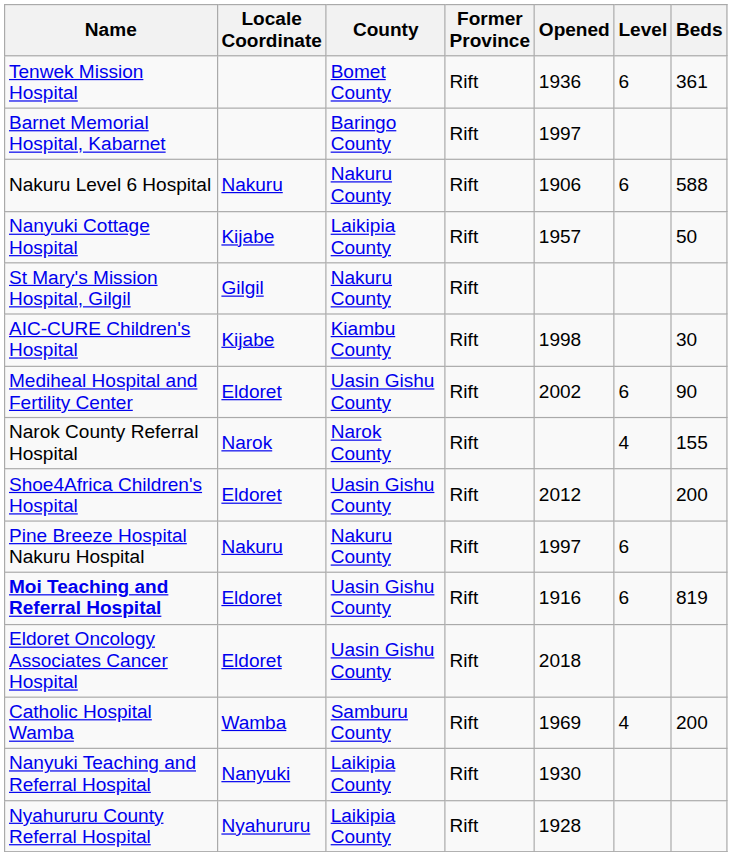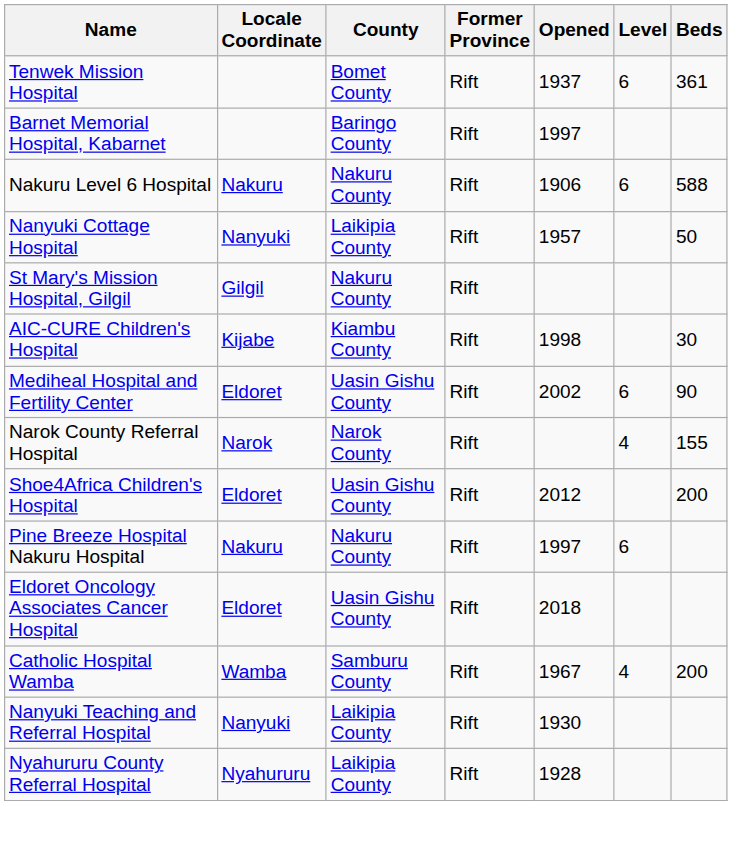(560, 81) 1936 -> (560, 81) 1937
(248, 236) Kijabe -> (256, 236) Nanyuki
- row: (89, 598)
(560, 722) 1969 -> (560, 671) 1967
